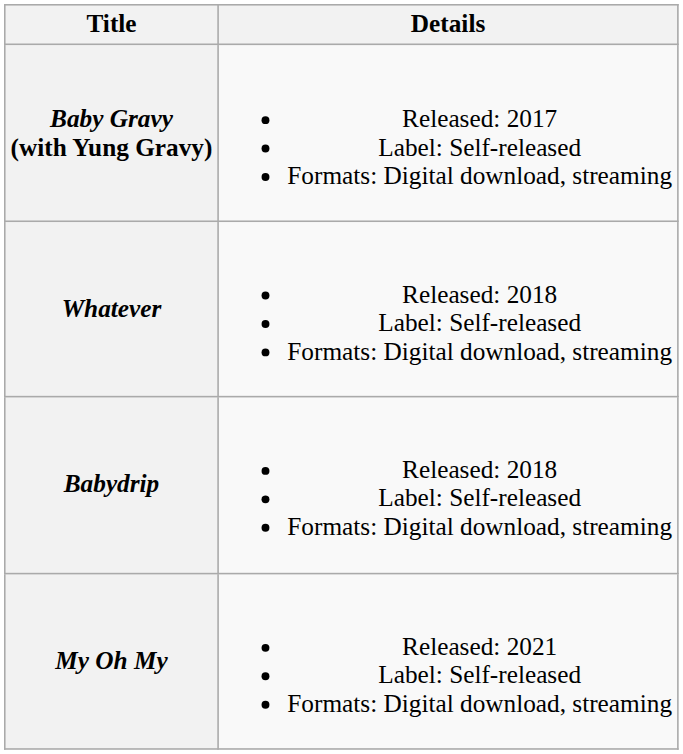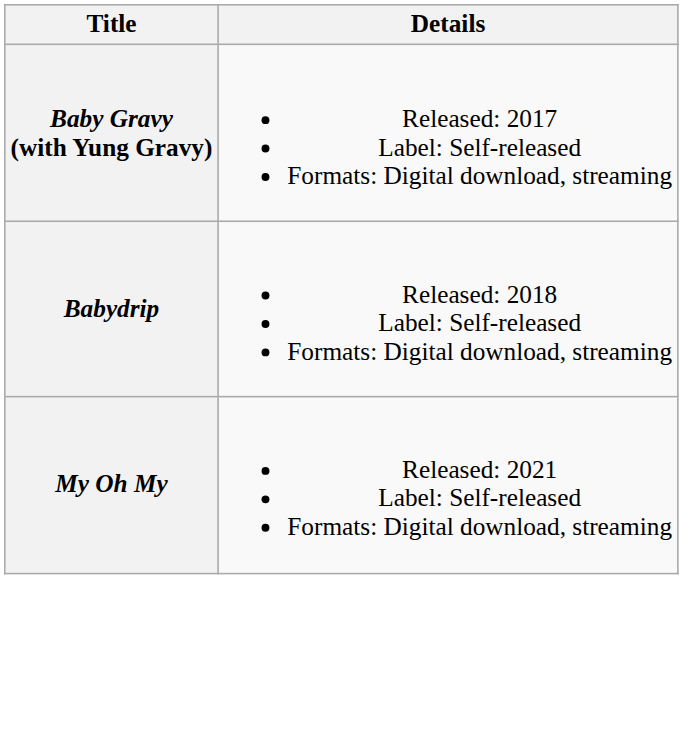- row: (112, 308)
